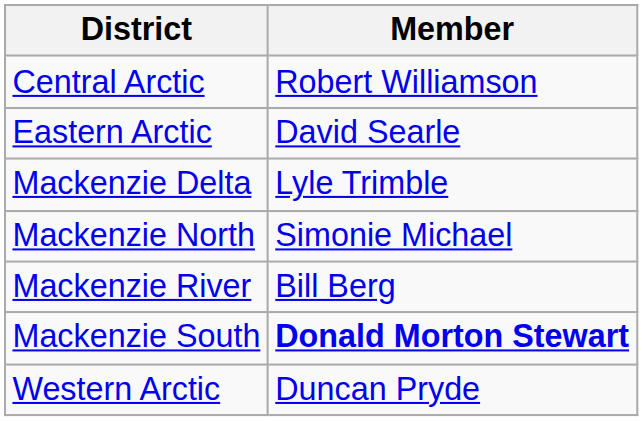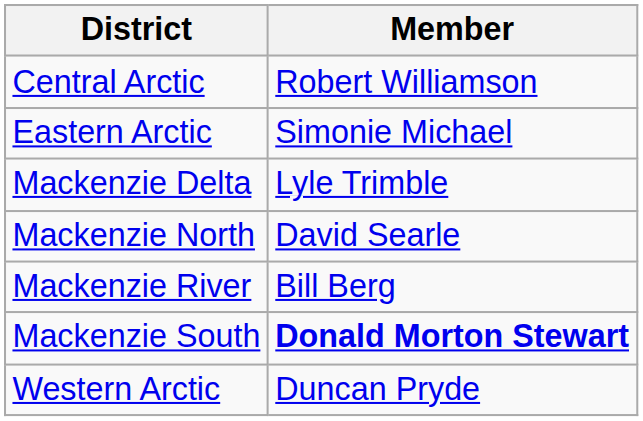(368, 132) David Searle -> (394, 132) Simonie Michael
(394, 235) Simonie Michael -> (368, 235) David Searle
